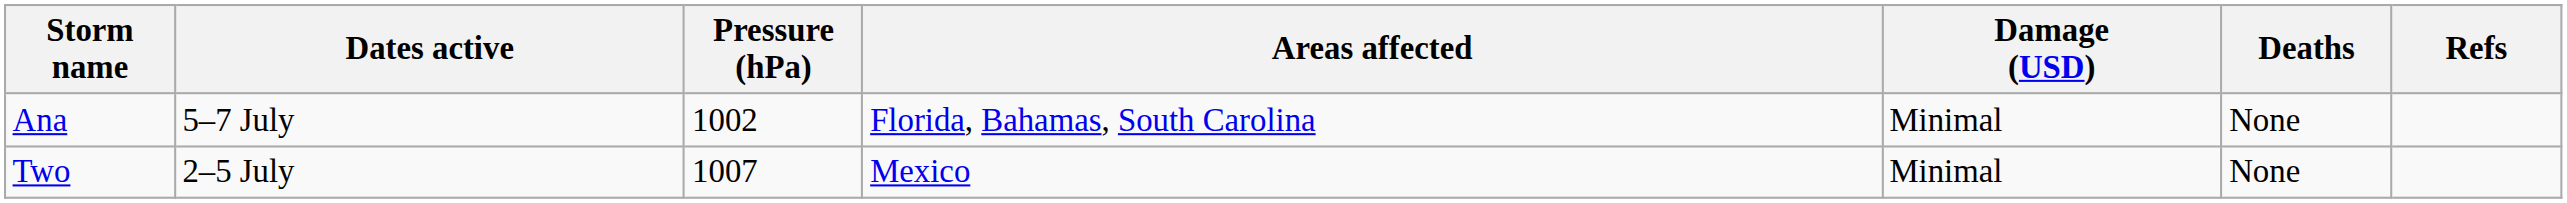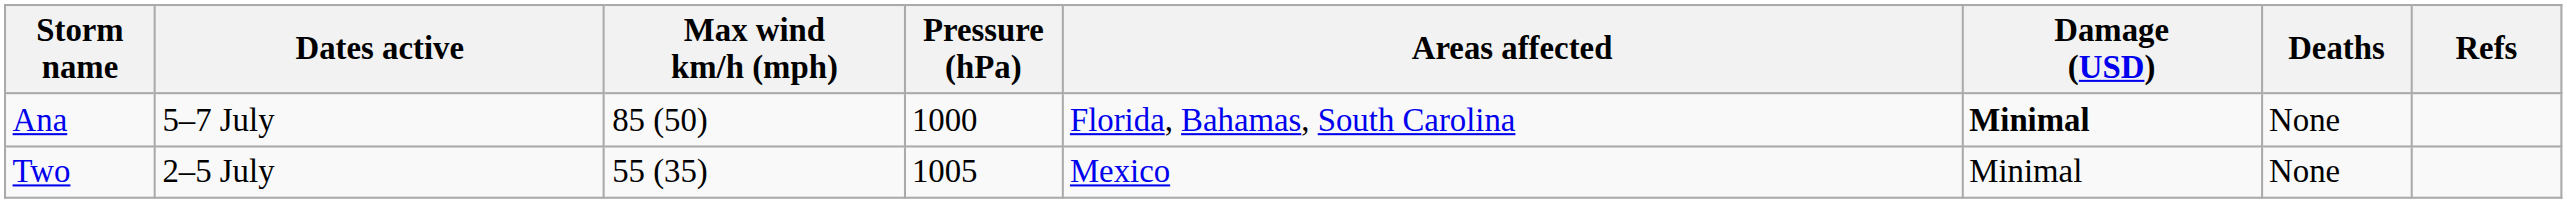+ column: (754, 48)
(725, 119) 1002 -> (945, 119) 1000
(1946, 119) normal -> (2029, 119) bold
(725, 171) 1007 -> (945, 171) 1005
